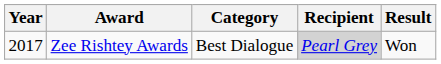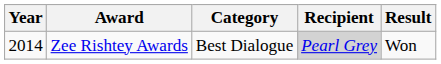(26, 45) 2017 -> (26, 45) 2014
